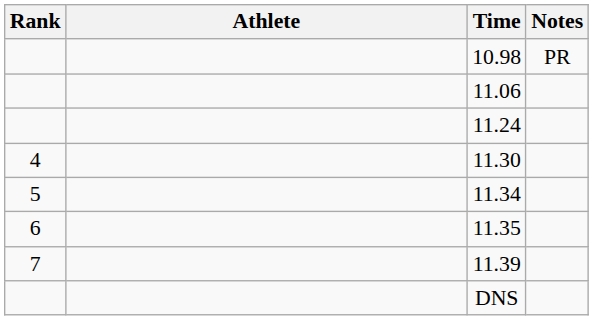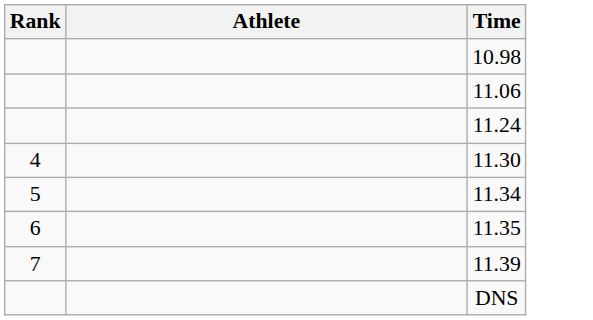- column: (557, 21)
